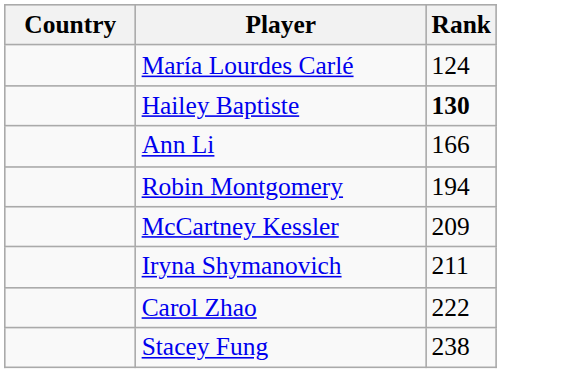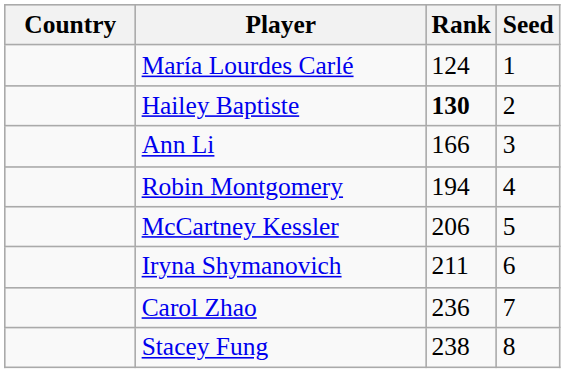+ column: (528, 24)
(451, 226) 209 -> (451, 226) 206
(451, 307) 222 -> (451, 307) 236
